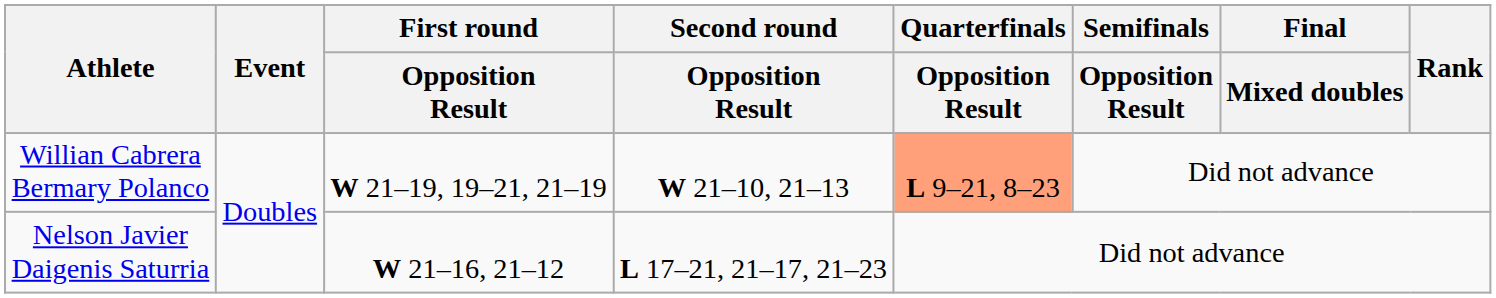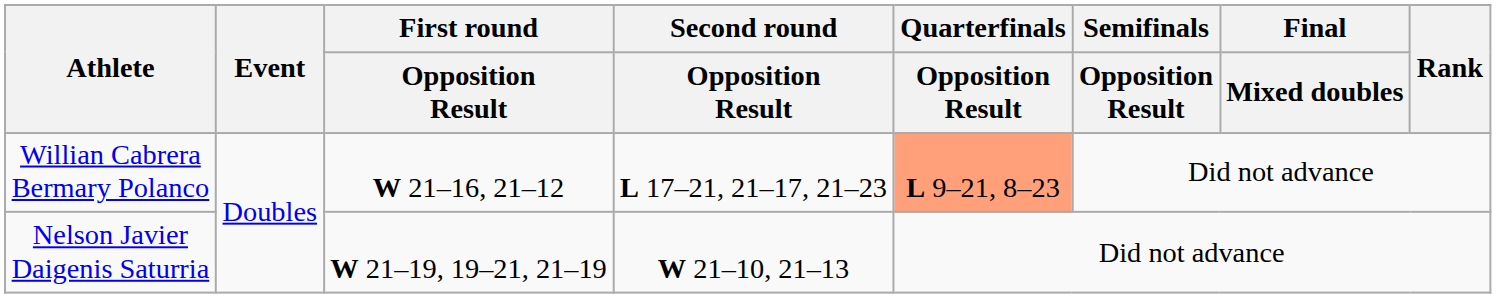(469, 188) W 21–19, 19–21, 21–19 -> (469, 188) W 21–16, 21–12
(754, 188) W 21–10, 21–13 -> (754, 188) L 17–21, 21–17, 21–23
(469, 269) W 21–16, 21–12 -> (469, 269) W 21–19, 19–21, 21–19
(754, 269) L 17–21, 21–17, 21–23 -> (754, 269) W 21–10, 21–13
